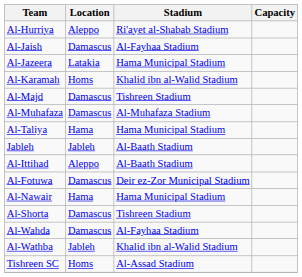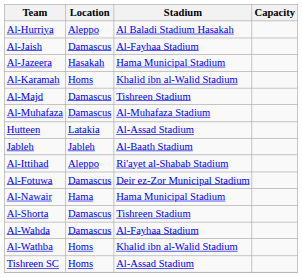(172, 29) Ri'ayet al-Shabab Stadium -> (175, 29) Al Baladi Stadium Hasakah
(84, 63) Latakia -> (86, 63) Hasakah
- row: (27, 130)
+ row: (23, 130)
(154, 163) Al-Baath Stadium -> (172, 163) Ri'ayet al-Shabab Stadium
(81, 247) Jableh -> (81, 247) Homs
